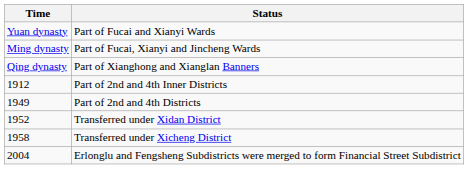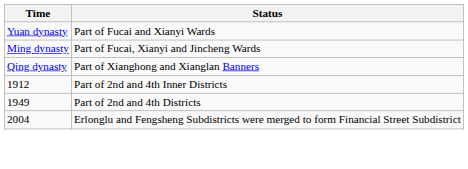- row: (147, 119)
- row: (153, 137)
